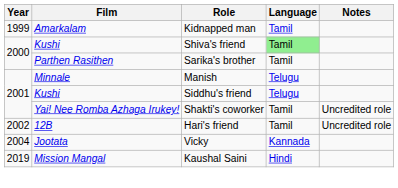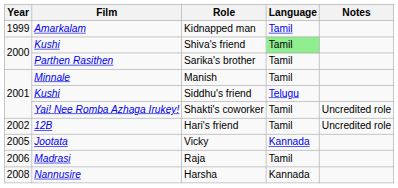(284, 77) Telugu -> (281, 77) Tamil
(18, 142) 2004 -> (18, 142) 2005
+ row: (195, 158)
+ row: (201, 175)
- row: (215, 158)
